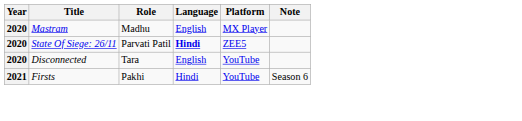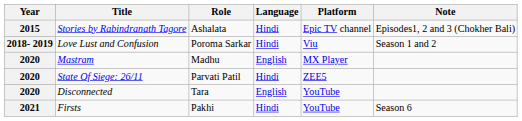+ row: (122, 28)
+ row: (108, 44)
(188, 44) bold -> (267, 76) normal
